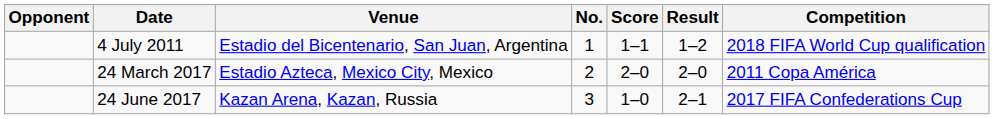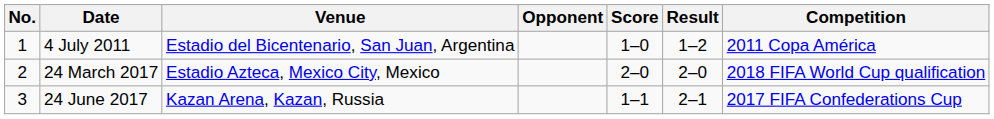columns swapped: (589, 18) <-> (49, 18)
(635, 45) 1–1 -> (635, 45) 1–0
(856, 45) 2018 FIFA World Cup qualification -> (801, 45) 2011 Copa América
(801, 72) 2011 Copa América -> (856, 72) 2018 FIFA World Cup qualification
(635, 99) 1–0 -> (635, 99) 1–1
